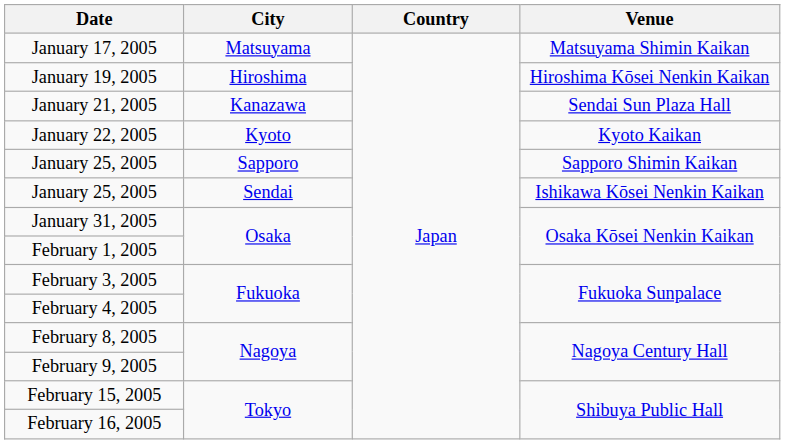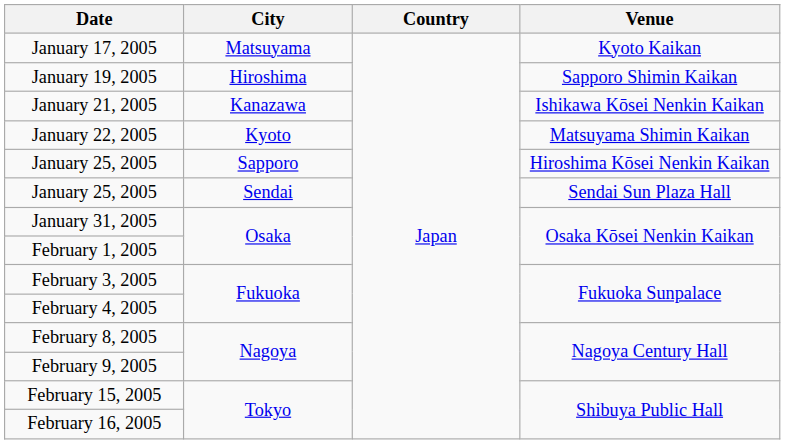(650, 47) Matsuyama Shimin Kaikan -> (650, 47) Kyoto Kaikan
(650, 76) Hiroshima Kōsei Nenkin Kaikan -> (650, 76) Sapporo Shimin Kaikan
(650, 105) Sendai Sun Plaza Hall -> (650, 105) Ishikawa Kōsei Nenkin Kaikan
(650, 134) Kyoto Kaikan -> (650, 134) Matsuyama Shimin Kaikan
(650, 163) Sapporo Shimin Kaikan -> (650, 163) Hiroshima Kōsei Nenkin Kaikan
(650, 192) Ishikawa Kōsei Nenkin Kaikan -> (650, 192) Sendai Sun Plaza Hall
